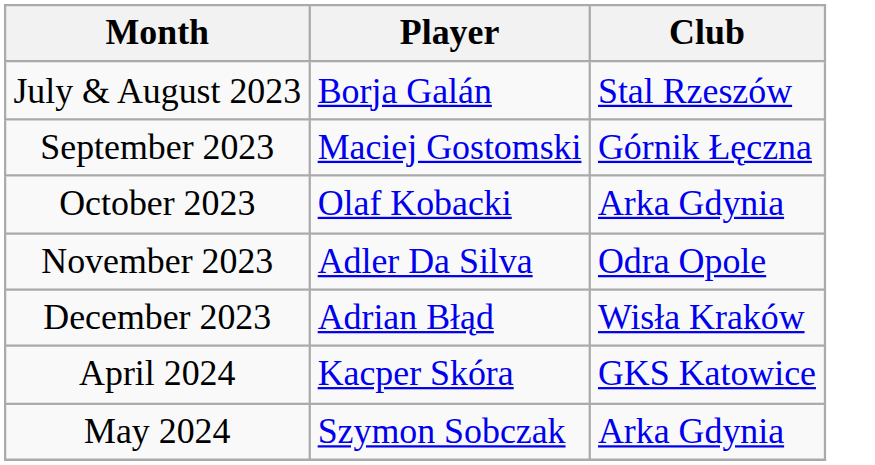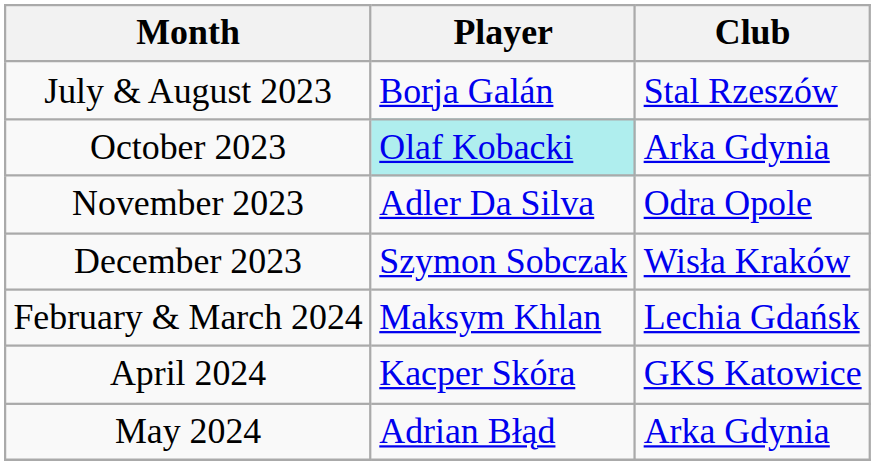- row: (157, 146)
(415, 203) no background -> (476, 146) paleturquoise background
(406, 317) Adrian Błąd -> (503, 260) Szymon Sobczak
+ row: (188, 317)
(442, 430) Szymon Sobczak -> (467, 430) Adrian Błąd
